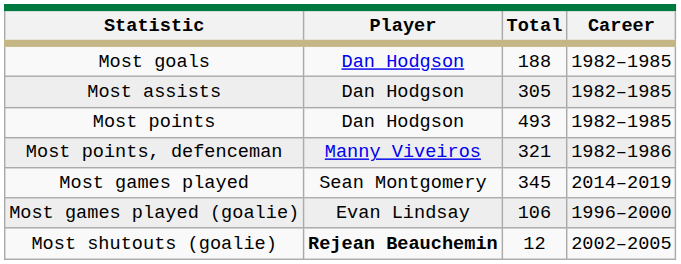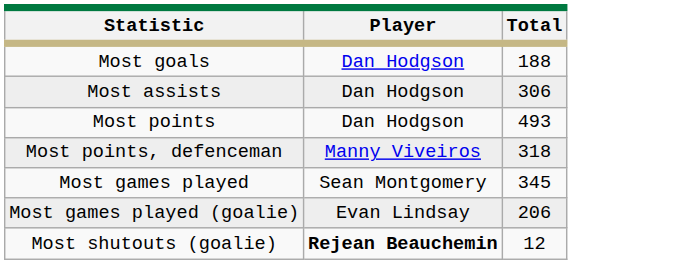- column: (621, 26)
(534, 92) 305 -> (534, 92) 306
(534, 152) 321 -> (534, 152) 318
(534, 213) 106 -> (534, 213) 206
